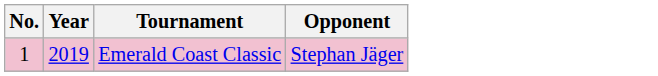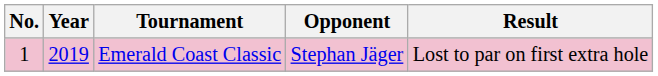+ column: (531, 21)
